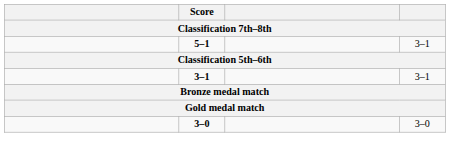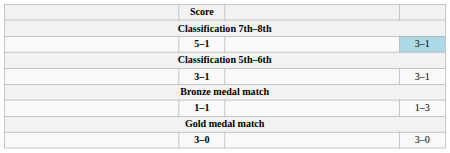(422, 44) no background -> (422, 44) lightblue background
+ row: (202, 108)
